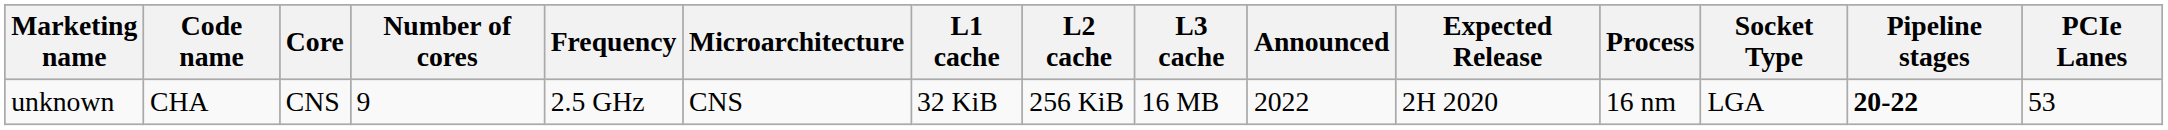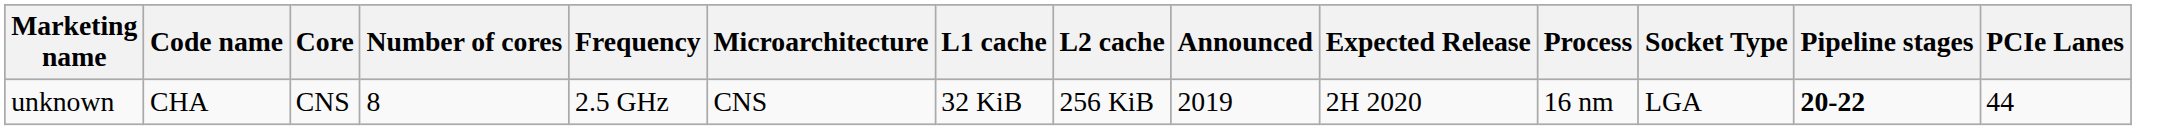- column: (1191, 42)
(363, 101) 9 -> (373, 101) 8
(1282, 101) 2022 -> (1205, 101) 2019
(2042, 101) 53 -> (2000, 101) 44
